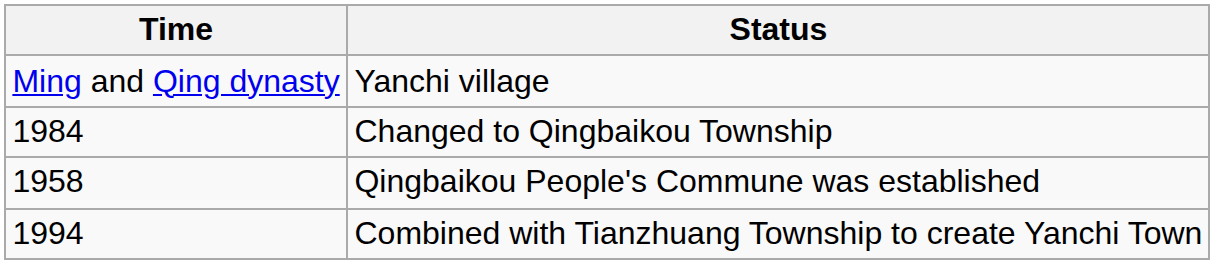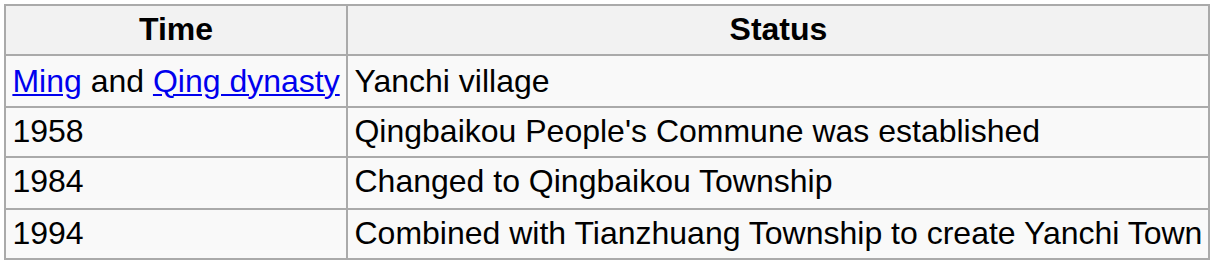rows swapped: (697, 182) <-> (593, 131)
